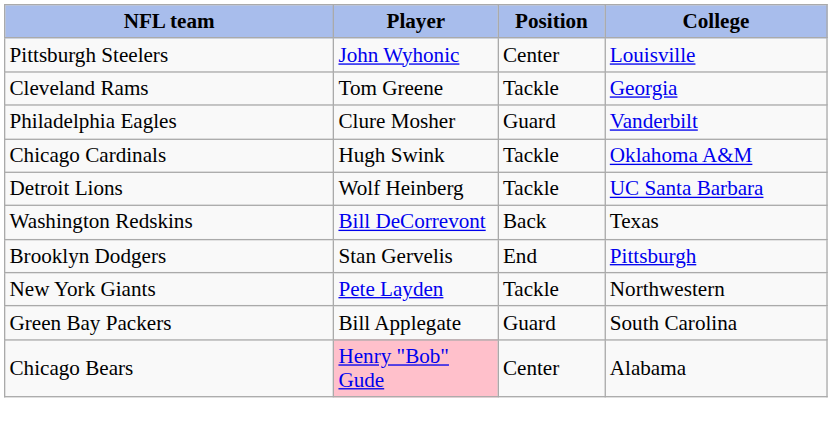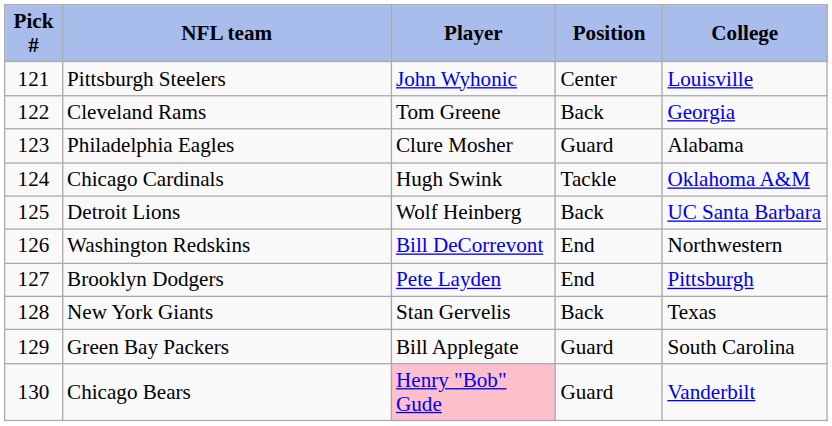+ column: (33, 33)
(531, 88) Tackle -> (582, 111) Back
(654, 121) Vanderbilt -> (705, 145) Alabama
(531, 188) Tackle -> (582, 212) Back
(525, 222) Back -> (577, 245) End
(634, 222) Texas -> (725, 245) Northwestern
(396, 255) Stan Gervelis -> (449, 279) Pete Layden
(391, 289) Pete Layden -> (453, 312) Stan Gervelis
(531, 289) Tackle -> (582, 312) Back
(667, 289) Northwestern -> (692, 312) Texas
(531, 368) Center -> (587, 391) Guard
(648, 368) Alabama -> (711, 391) Vanderbilt
